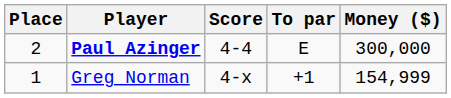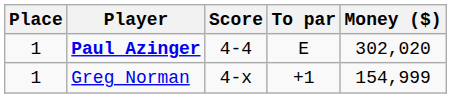(36, 49) 2 -> (36, 49) 1
(393, 49) 300,000 -> (393, 49) 302,020
